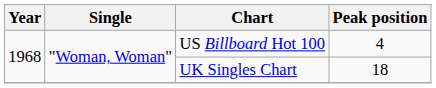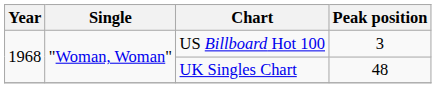(380, 43) 4 -> (380, 43) 3
(380, 69) 18 -> (380, 69) 48
